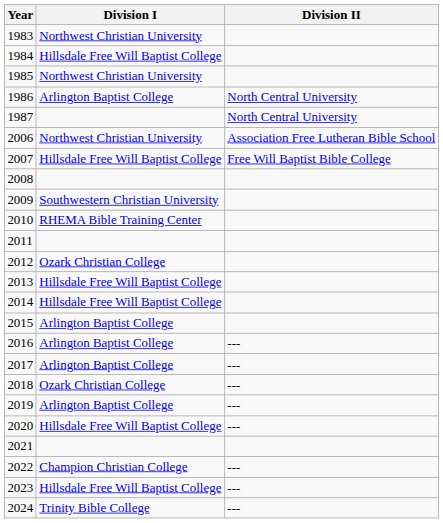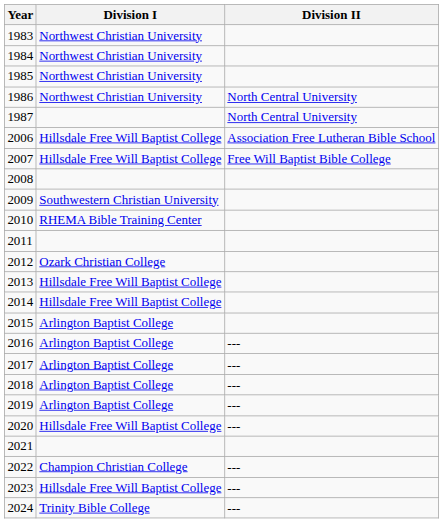(130, 55) Hillsdale Free Will Baptist College -> (121, 55) Northwest Christian University
(106, 96) Arlington Baptist College -> (121, 96) Northwest Christian University
(121, 138) Northwest Christian University -> (130, 138) Hillsdale Free Will Baptist College
(102, 384) Ozark Christian College -> (106, 384) Arlington Baptist College
